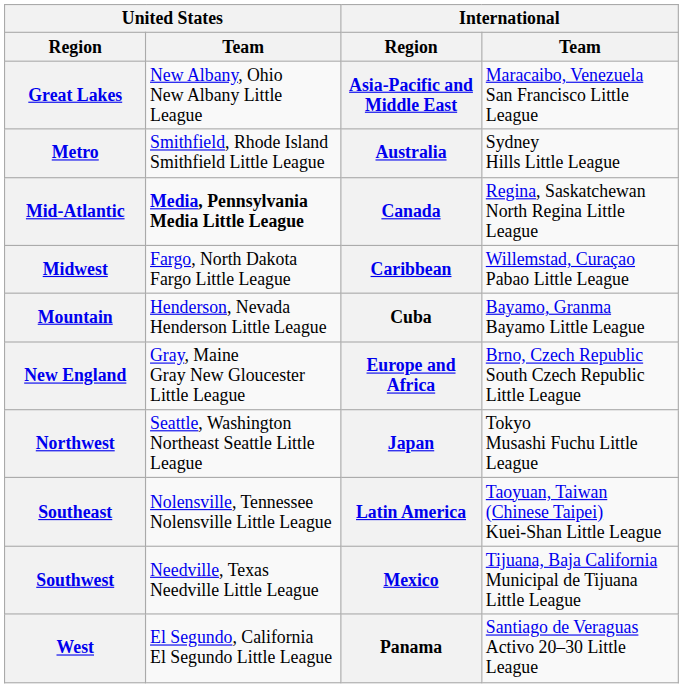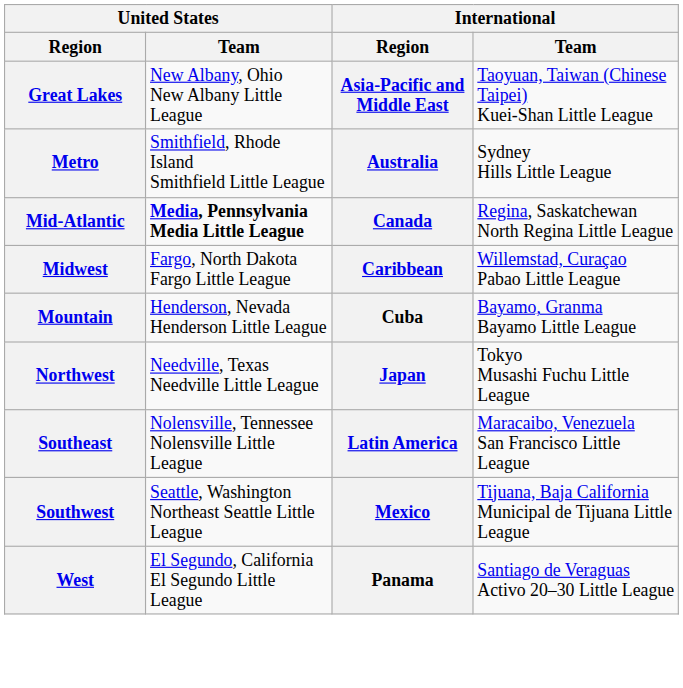(565, 94) Maracaibo, Venezuela San Francisco Little League -> (572, 94) Taoyuan, Taiwan (Chinese Taipei) Kuei-Shan Little League
- row: (75, 375)
(232, 443) Seattle, Washington Northeast Seattle Little League -> (234, 375) Needville, Texas Needville Little League
(574, 511) Taoyuan, Taiwan (Chinese Taipei) Kuei-Shan Little League -> (556, 443) Maracaibo, Venezuela San Francisco Little League
(234, 579) Needville, Texas Needville Little League -> (232, 511) Seattle, Washington Northeast Seattle Little League
